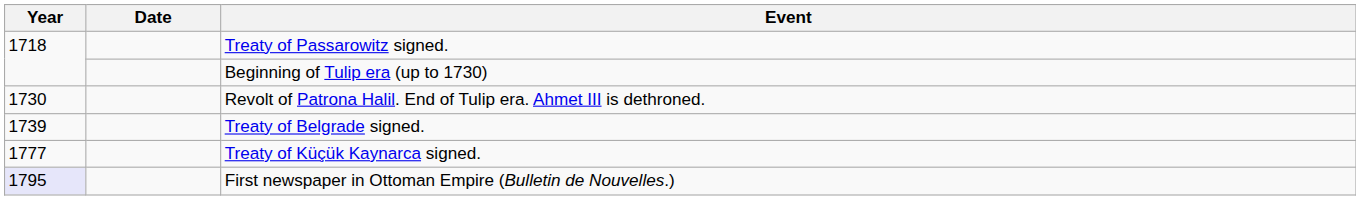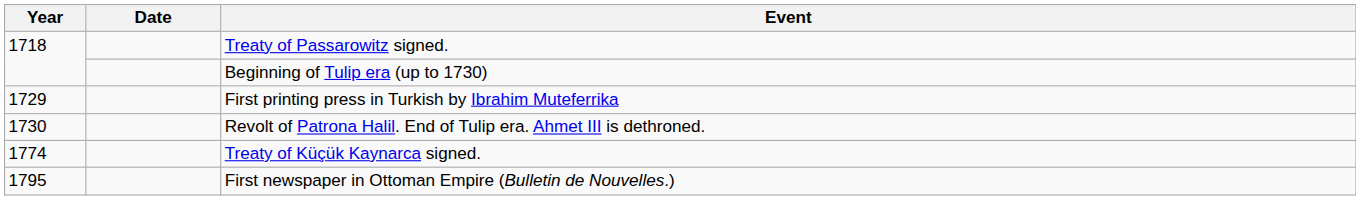+ row: (422, 99)
- row: (325, 126)
(28, 153) 1777 -> (28, 153) 1774
(28, 180) lavender background -> (28, 180) no background
